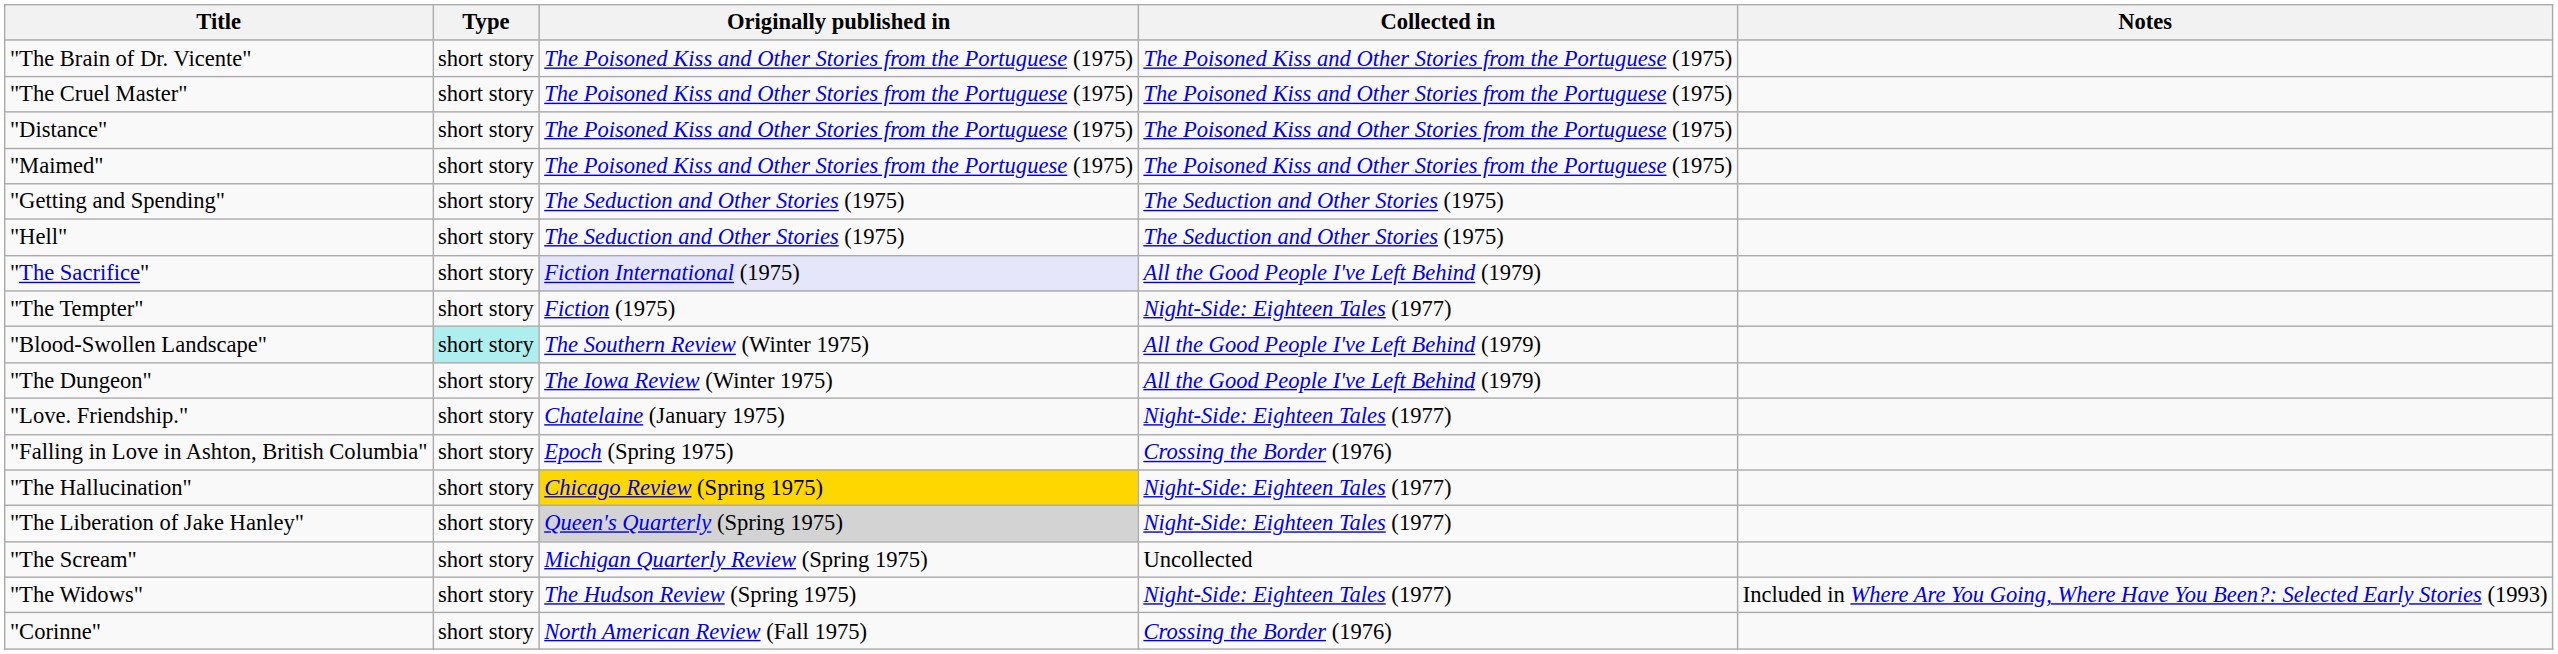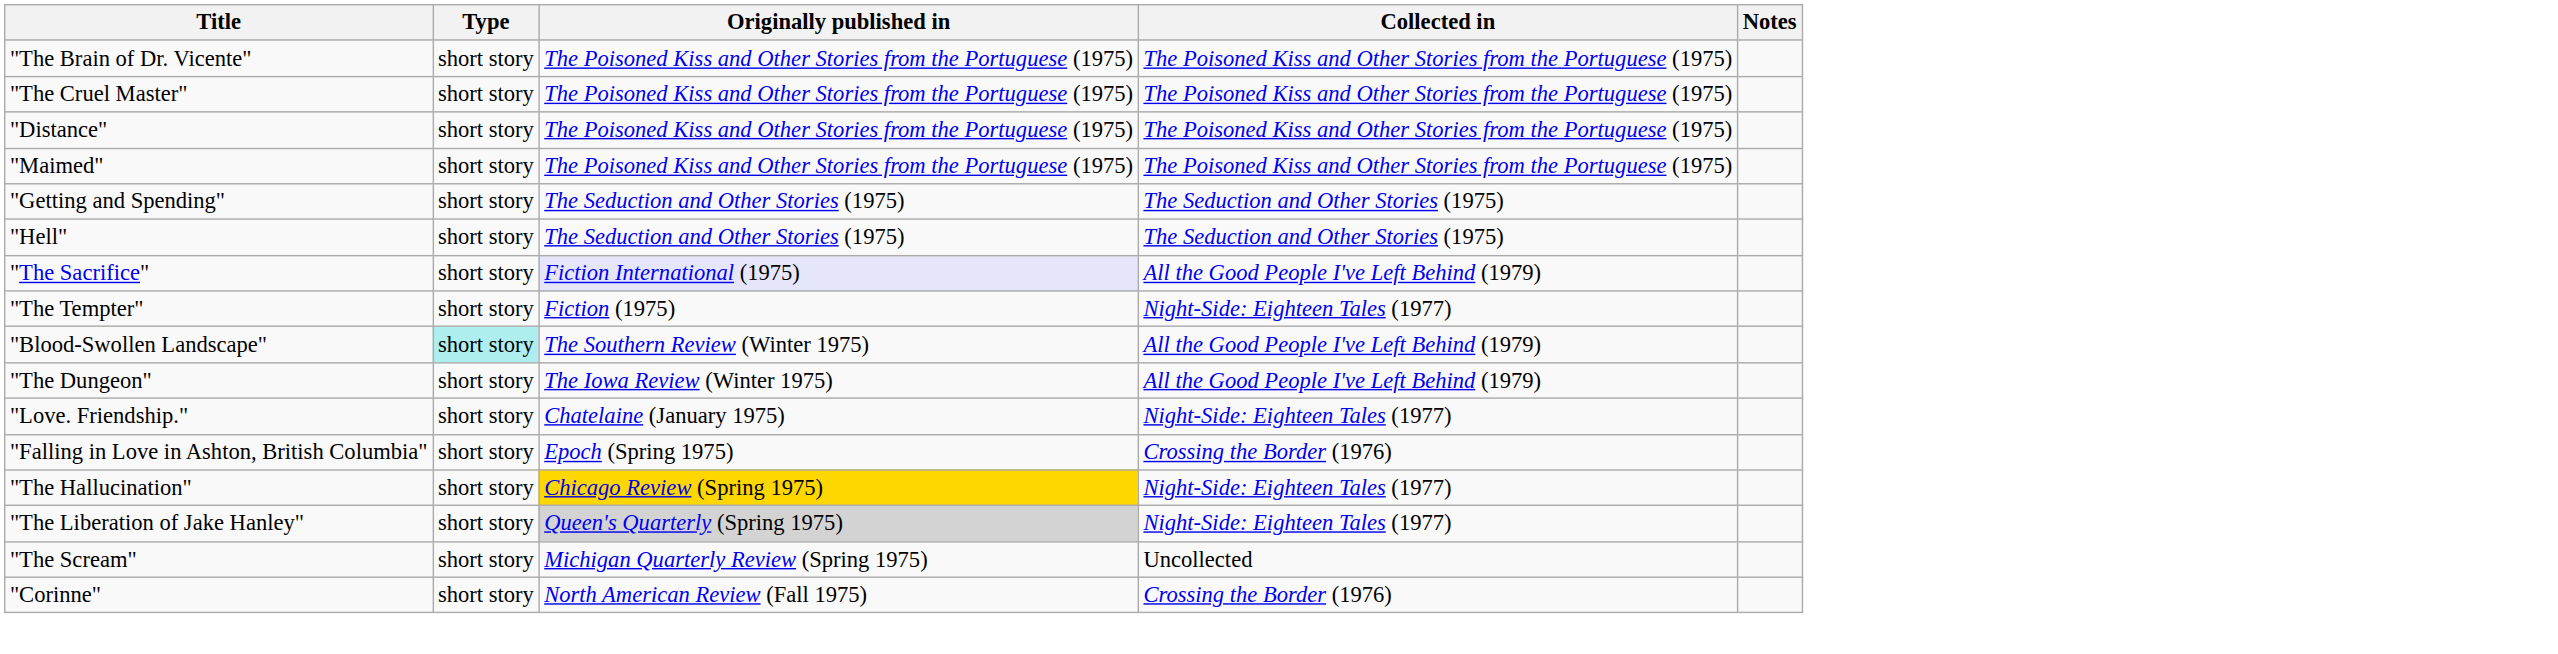- row: (76, 594)
